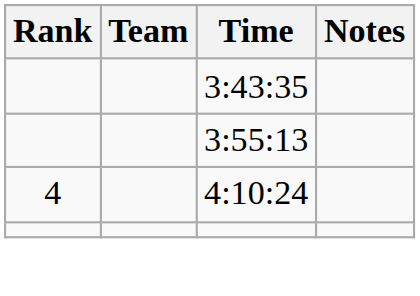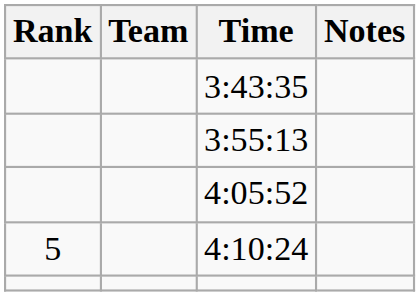+ row: (256, 193)
(53, 193) 4 -> (53, 247) 5
